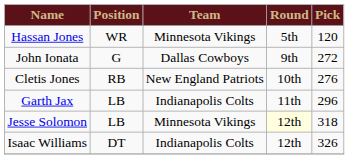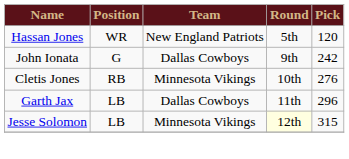(205, 36) Minnesota Vikings -> (205, 36) New England Patriots
(328, 57) 272 -> (328, 57) 242
(205, 79) New England Patriots -> (205, 79) Minnesota Vikings
(205, 100) Indianapolis Colts -> (205, 100) Dallas Cowboys
(328, 121) 318 -> (328, 121) 315
- row: (47, 143)
